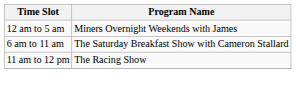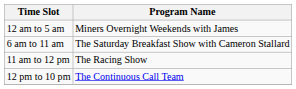+ row: (39, 76)
